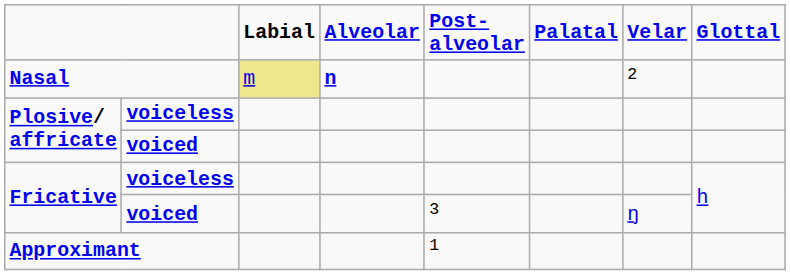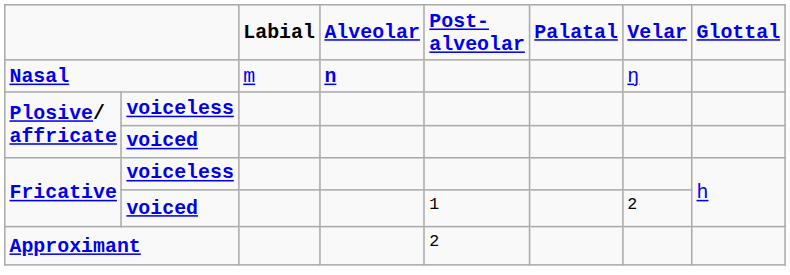(249, 79) khaki background -> (249, 76) no background
(632, 74) 2 -> (633, 76) ŋ
(434, 209) 3 -> (434, 204) 1
(633, 214) ŋ -> (632, 204) 2
(434, 246) 1 -> (434, 241) 2
